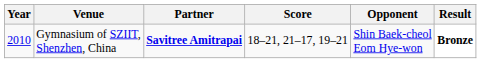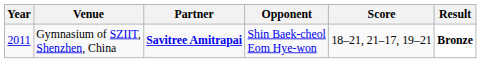columns swapped: (393, 14) <-> (298, 14)
(19, 41) 2010 -> (19, 41) 2011
